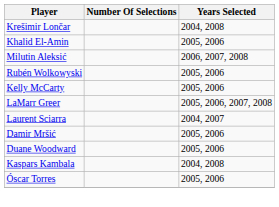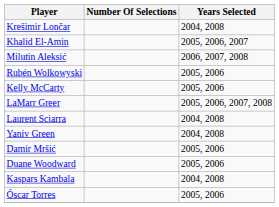(203, 42) 2005, 2006 -> (215, 42) 2005, 2006, 2007
(203, 118) 2004, 2007 -> (203, 118) 2004, 2008
+ row: (31, 133)
